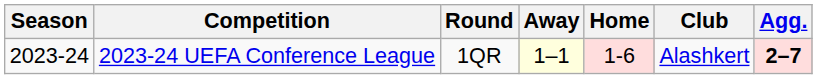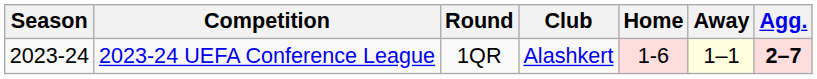columns swapped: (704, 21) <-> (551, 21)
